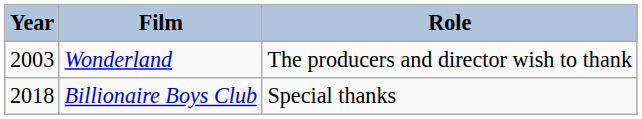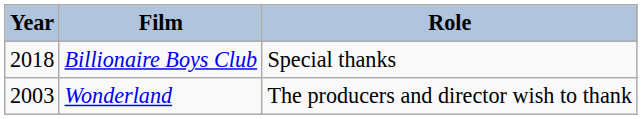rows swapped: (118, 59) <-> (161, 96)
